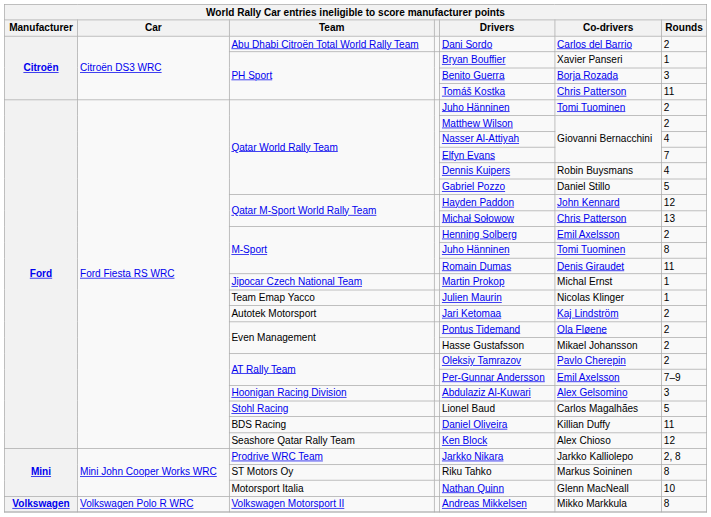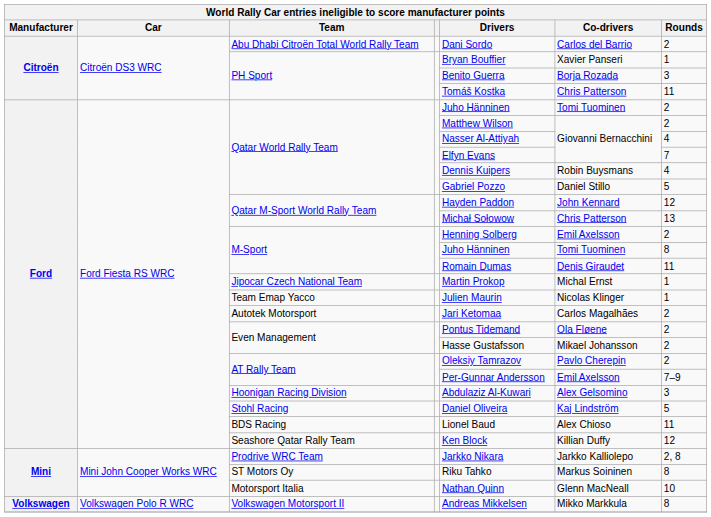(588, 313) Kaj Lindström -> (598, 313) Carlos Magalhães
(468, 408) Lionel Baud -> (475, 408) Daniel Oliveira
(598, 408) Carlos Magalhães -> (588, 408) Kaj Lindström
(475, 424) Daniel Oliveira -> (468, 424) Lionel Baud
(584, 424) Killian Duffy -> (584, 424) Alex Chioso
(584, 440) Alex Chioso -> (584, 440) Killian Duffy
